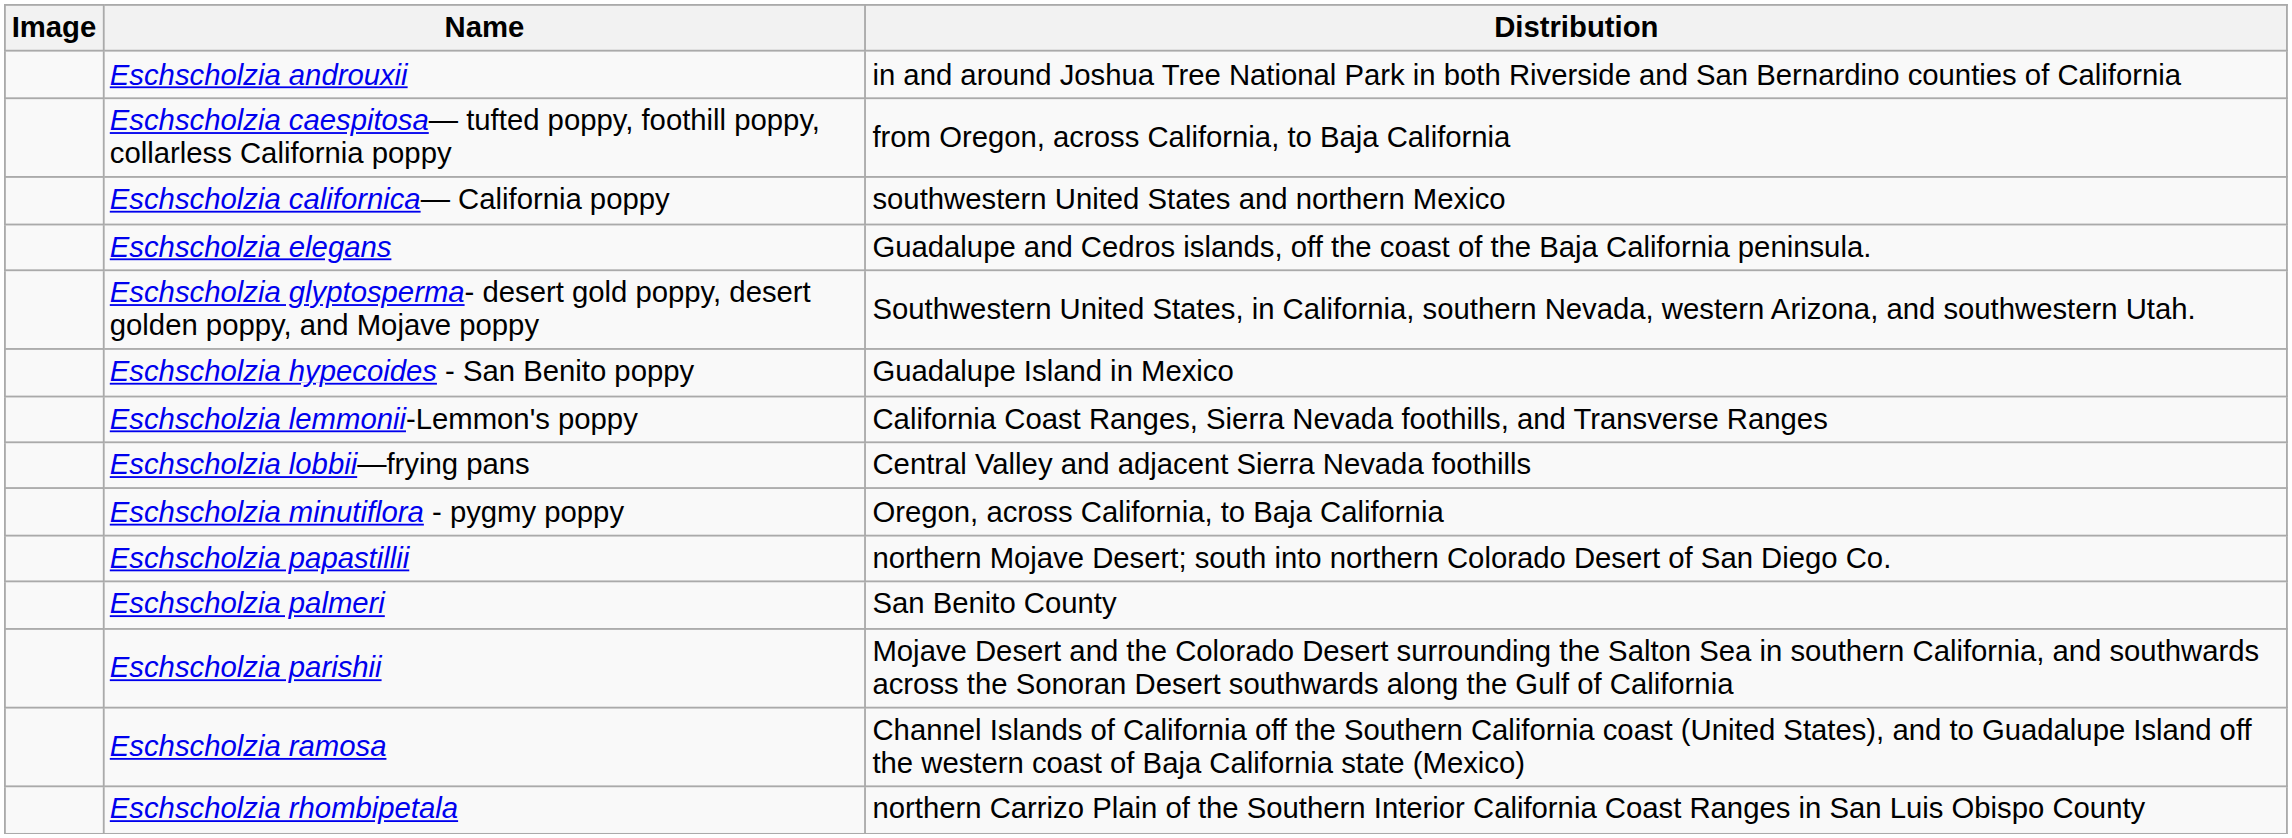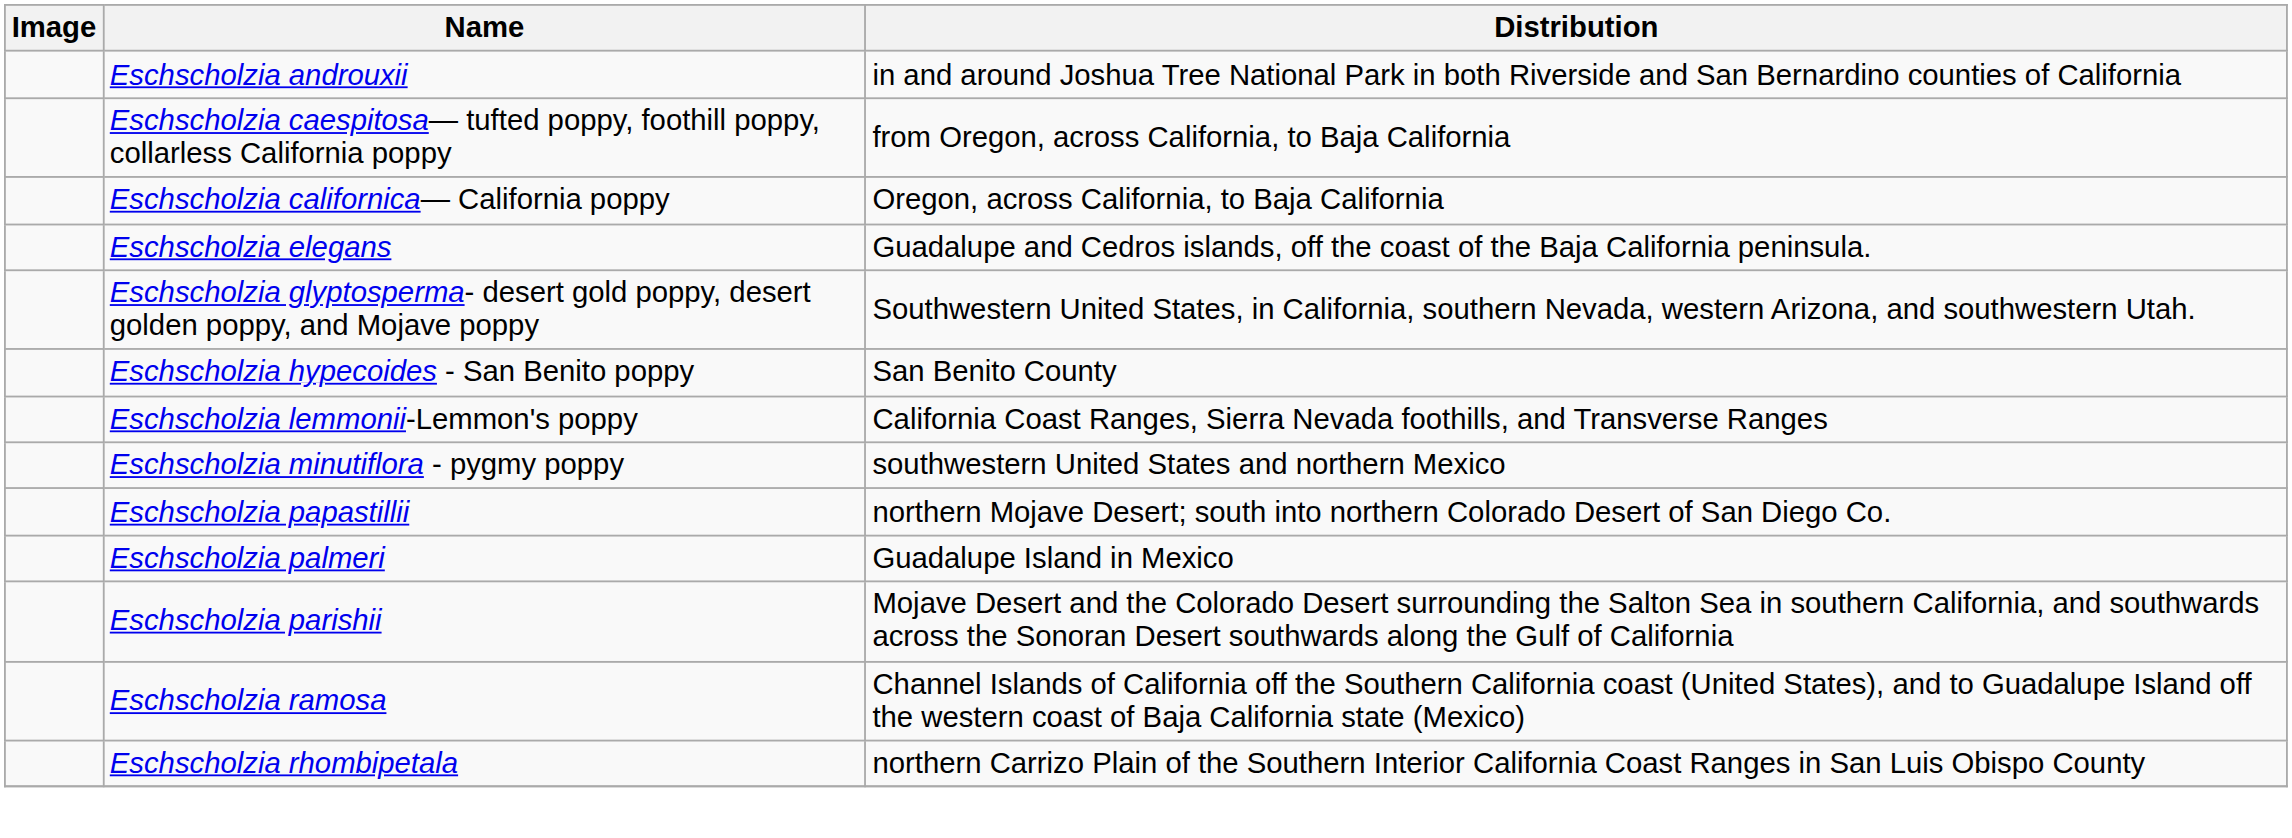(1189, 199) southwestern United States and northern Mexico -> (1158, 199) Oregon, across California, to Baja California
(1053, 372) Guadalupe Island in Mexico -> (995, 372) San Benito County
- row: (320, 465)
(1158, 511) Oregon, across California, to Baja California -> (1189, 465) southwestern United States and northern Mexico
(995, 604) San Benito County -> (1053, 557) Guadalupe Island in Mexico
